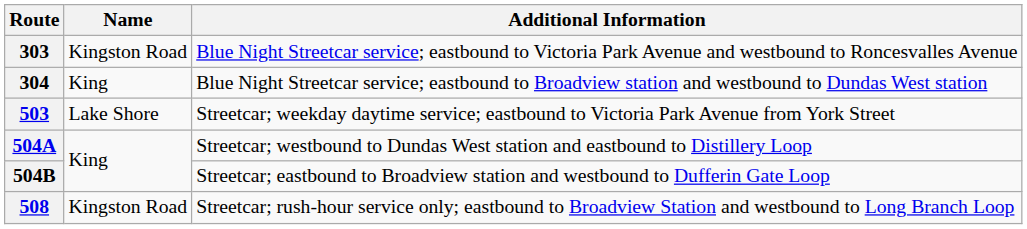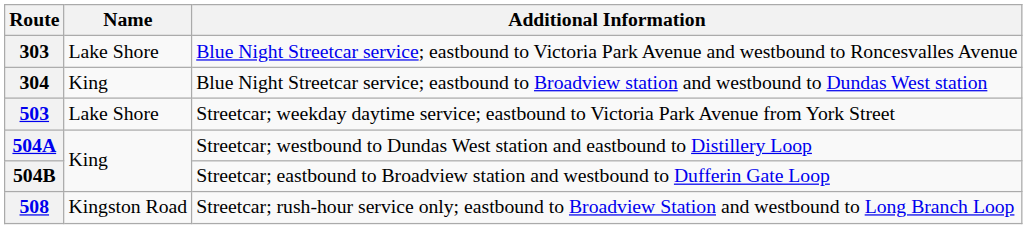(128, 51) Kingston Road -> (114, 51) Lake Shore
